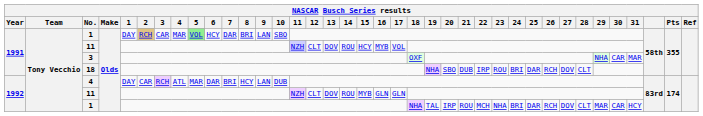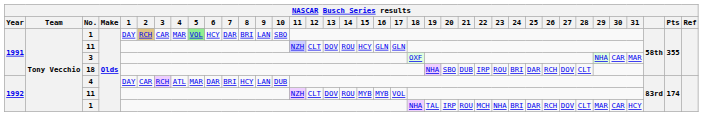(382, 46) MYB -> (382, 46) GLN
(399, 46) VOL -> (399, 46) GLN
(382, 93) GLN -> (382, 93) MYB
(399, 93) GLN -> (399, 93) VOL
